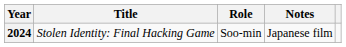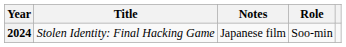columns swapped: (241, 14) <-> (300, 14)
